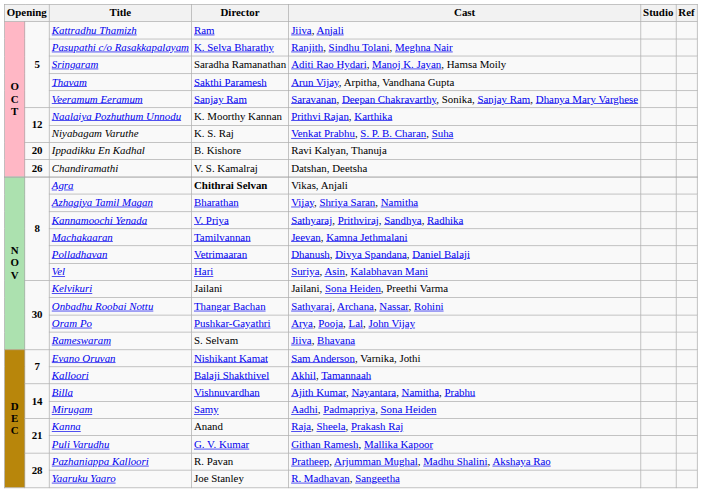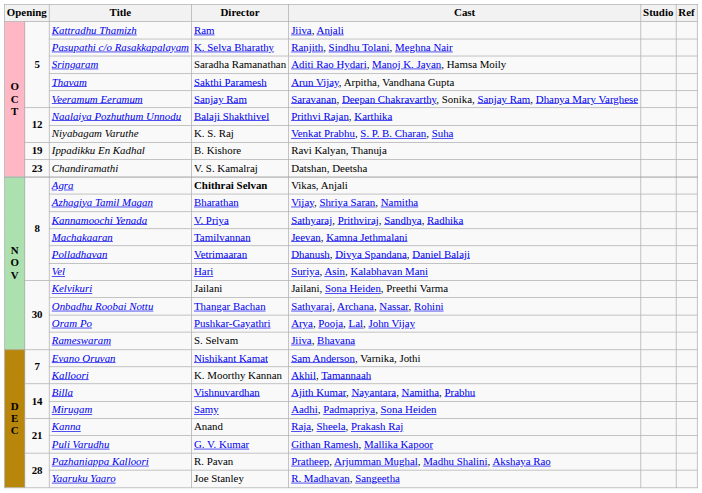(238, 116) K. Moorthy Kannan -> (232, 116) Balaji Shakthivel
(37, 151) 20 -> (37, 151) 19
(37, 168) 26 -> (37, 168) 23
(232, 375) Balaji Shakthivel -> (238, 375) K. Moorthy Kannan
